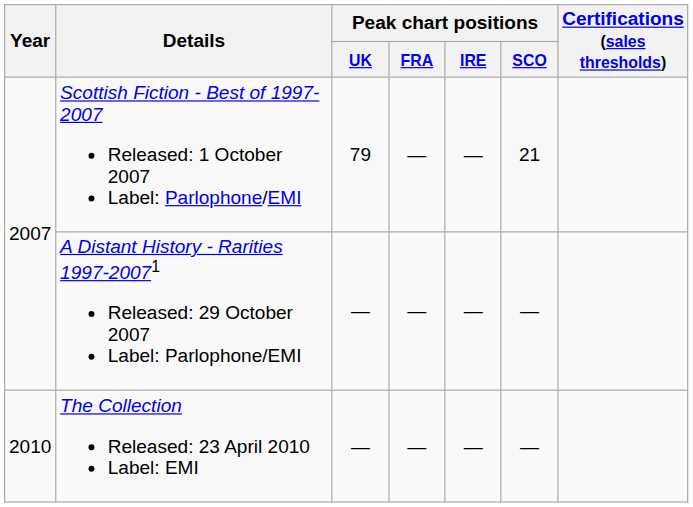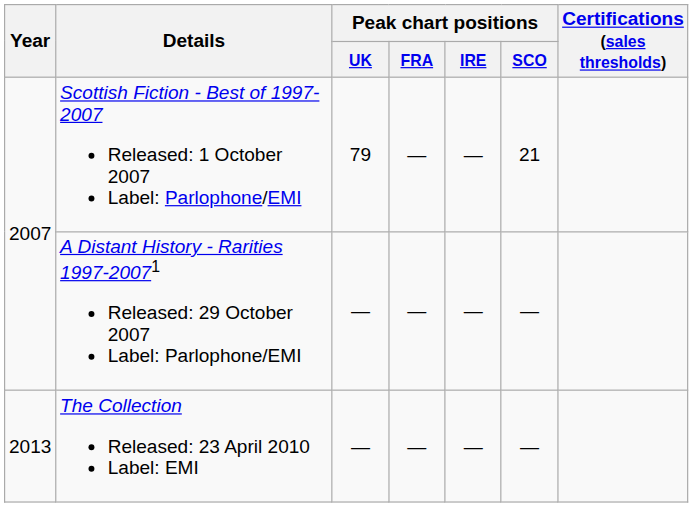(30, 446) 2010 -> (30, 446) 2013
